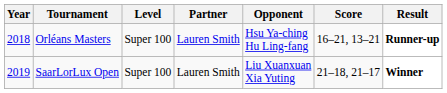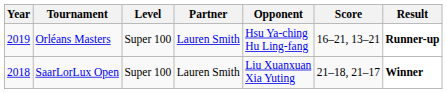(19, 40) 2018 -> (19, 40) 2019
(19, 72) 2019 -> (19, 72) 2018
